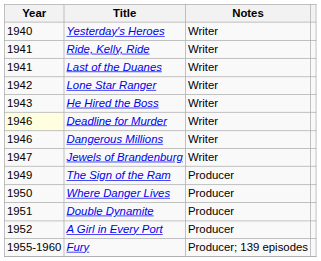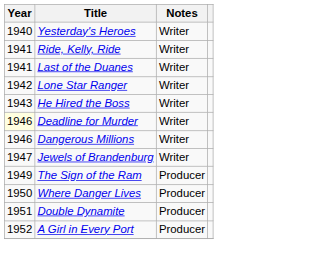- row: (78, 247)
